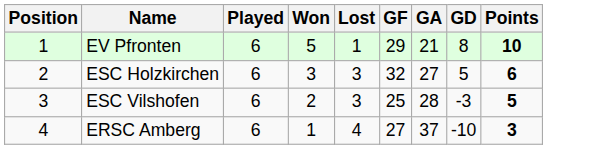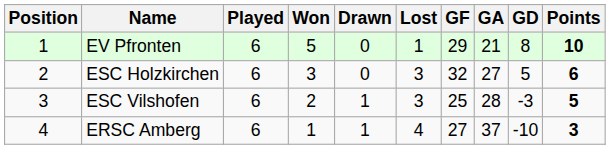+ column: (365, 18)
